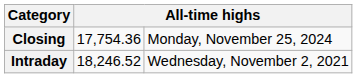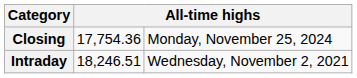(109, 61) 18,246.52 -> (109, 61) 18,246.51
